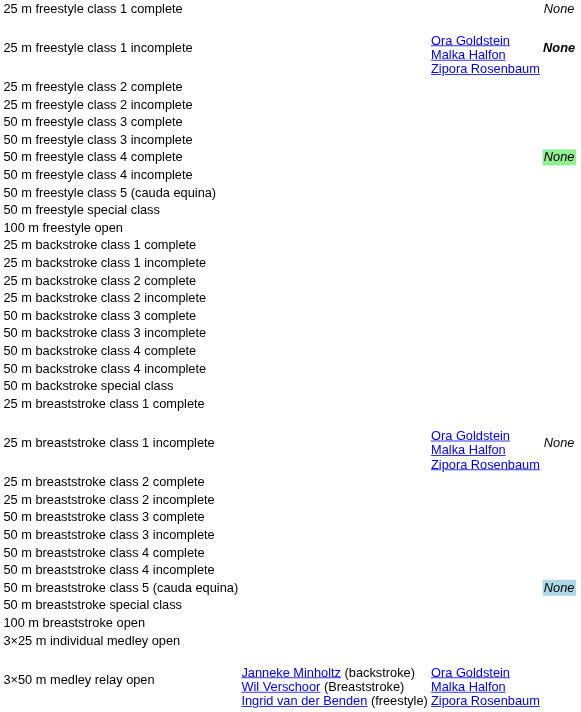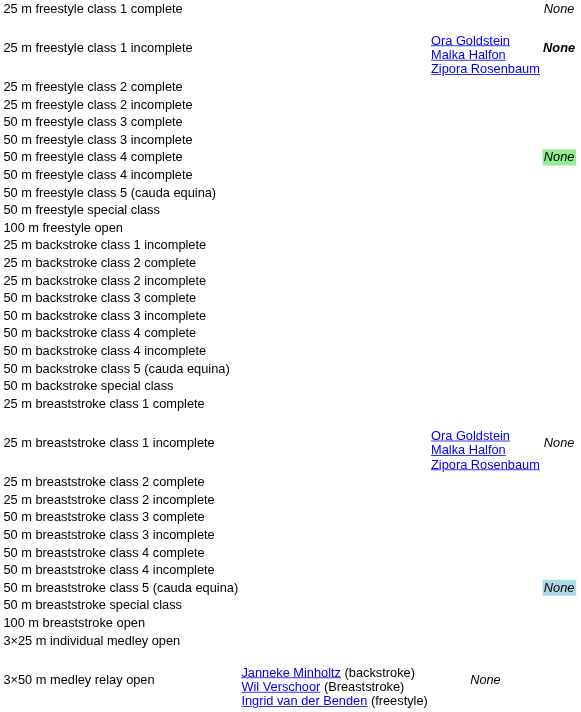- row: (100, 245)
+ row: (117, 368)
(485, 687) Ora Goldstein Malka Halfon Zipora Rosenbaum -> (485, 679) None
